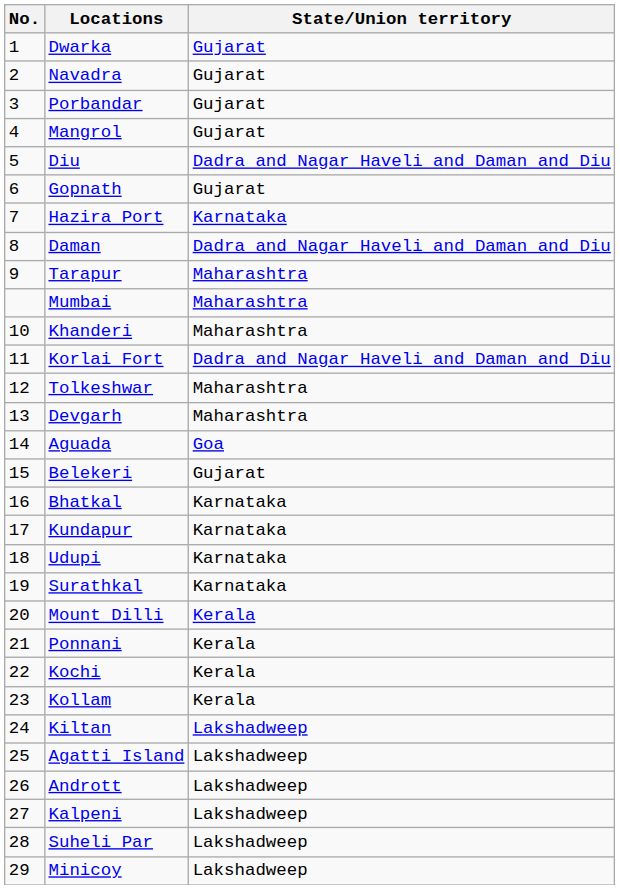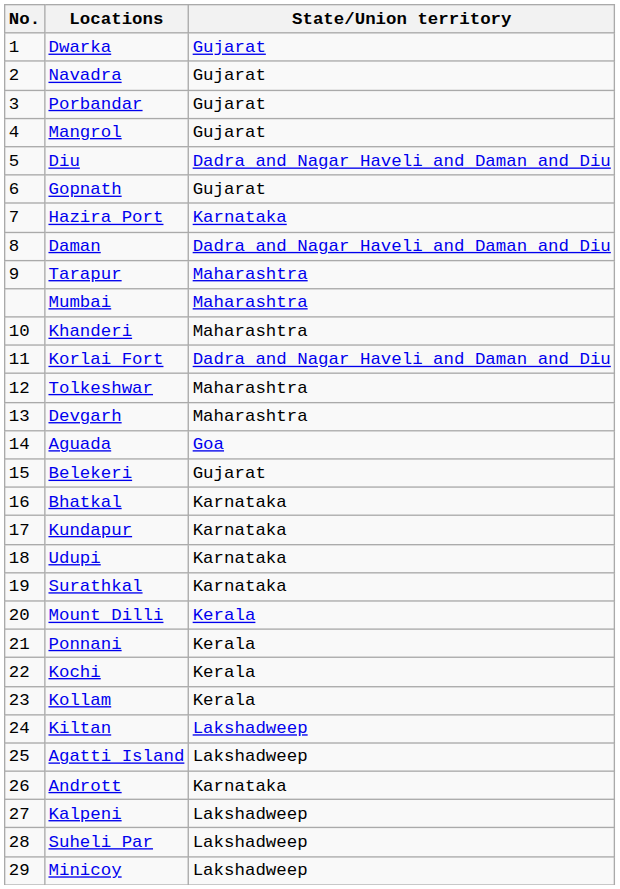(250, 785) Lakshadweep -> (240, 785) Karnataka
